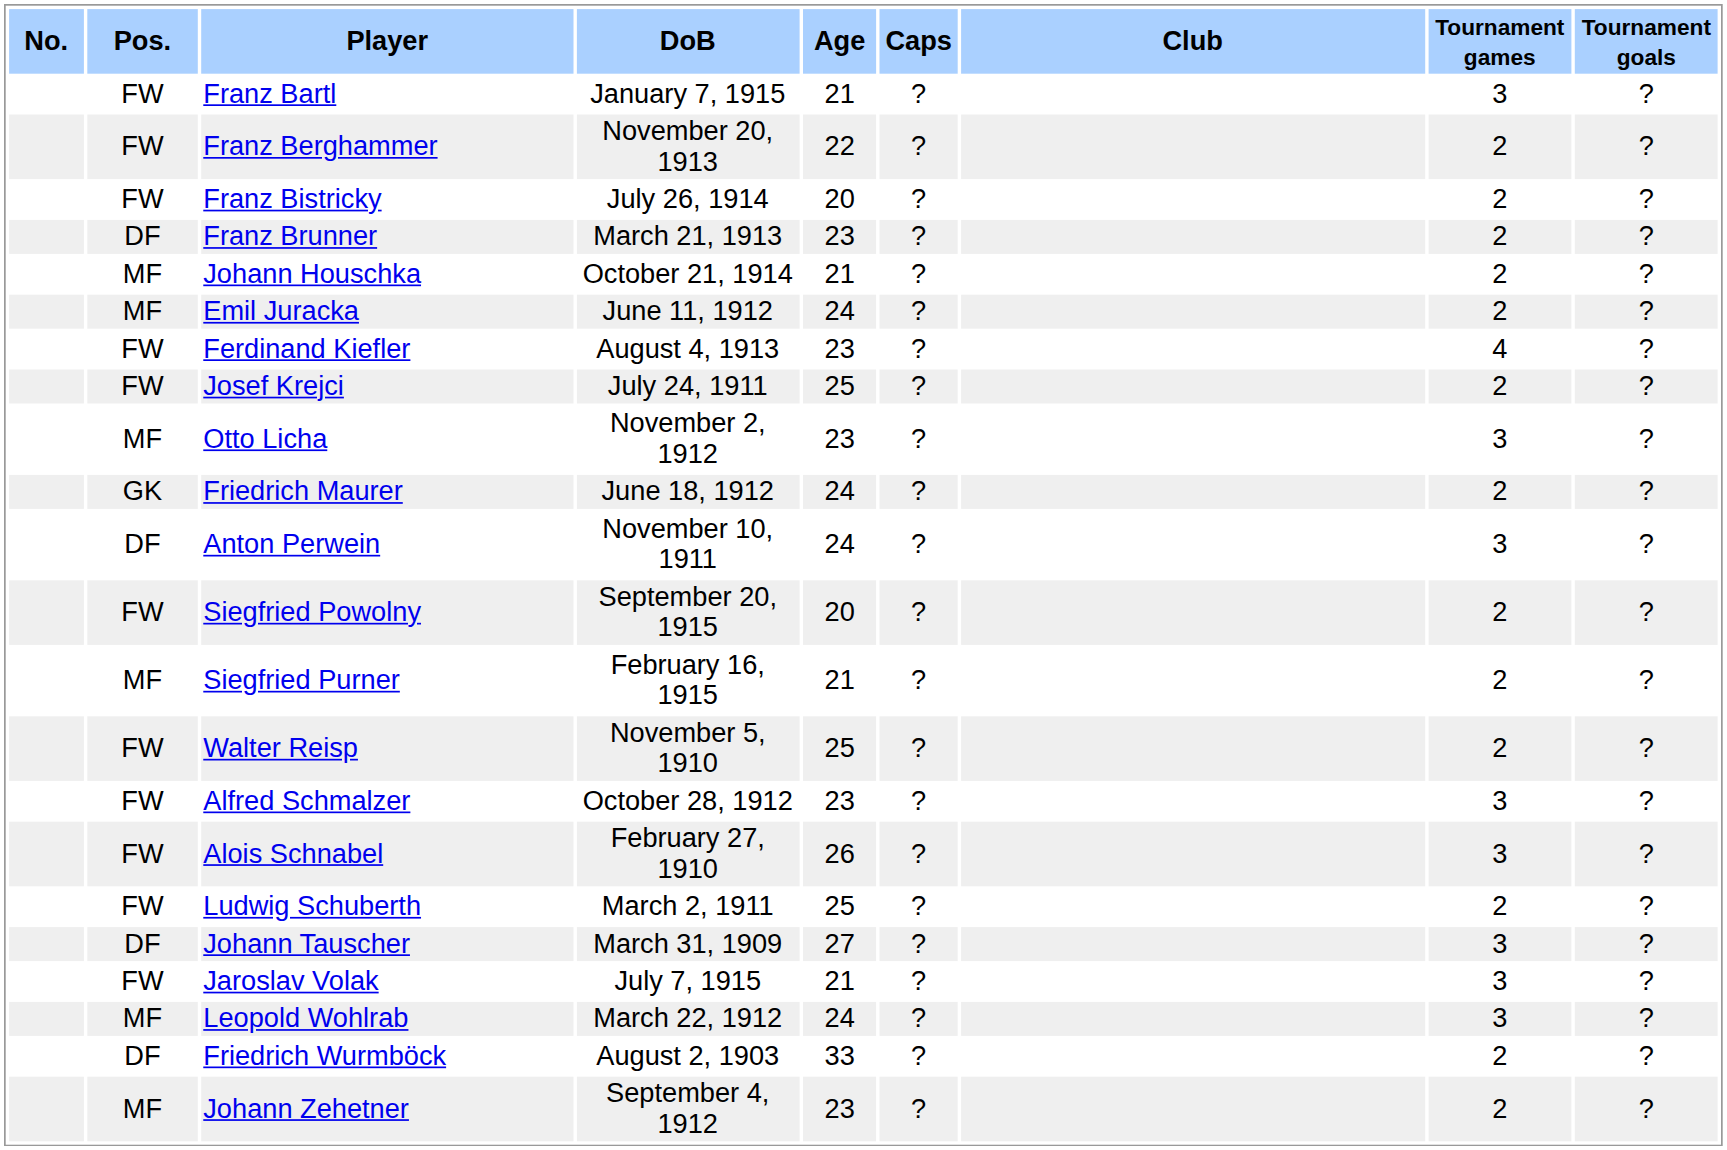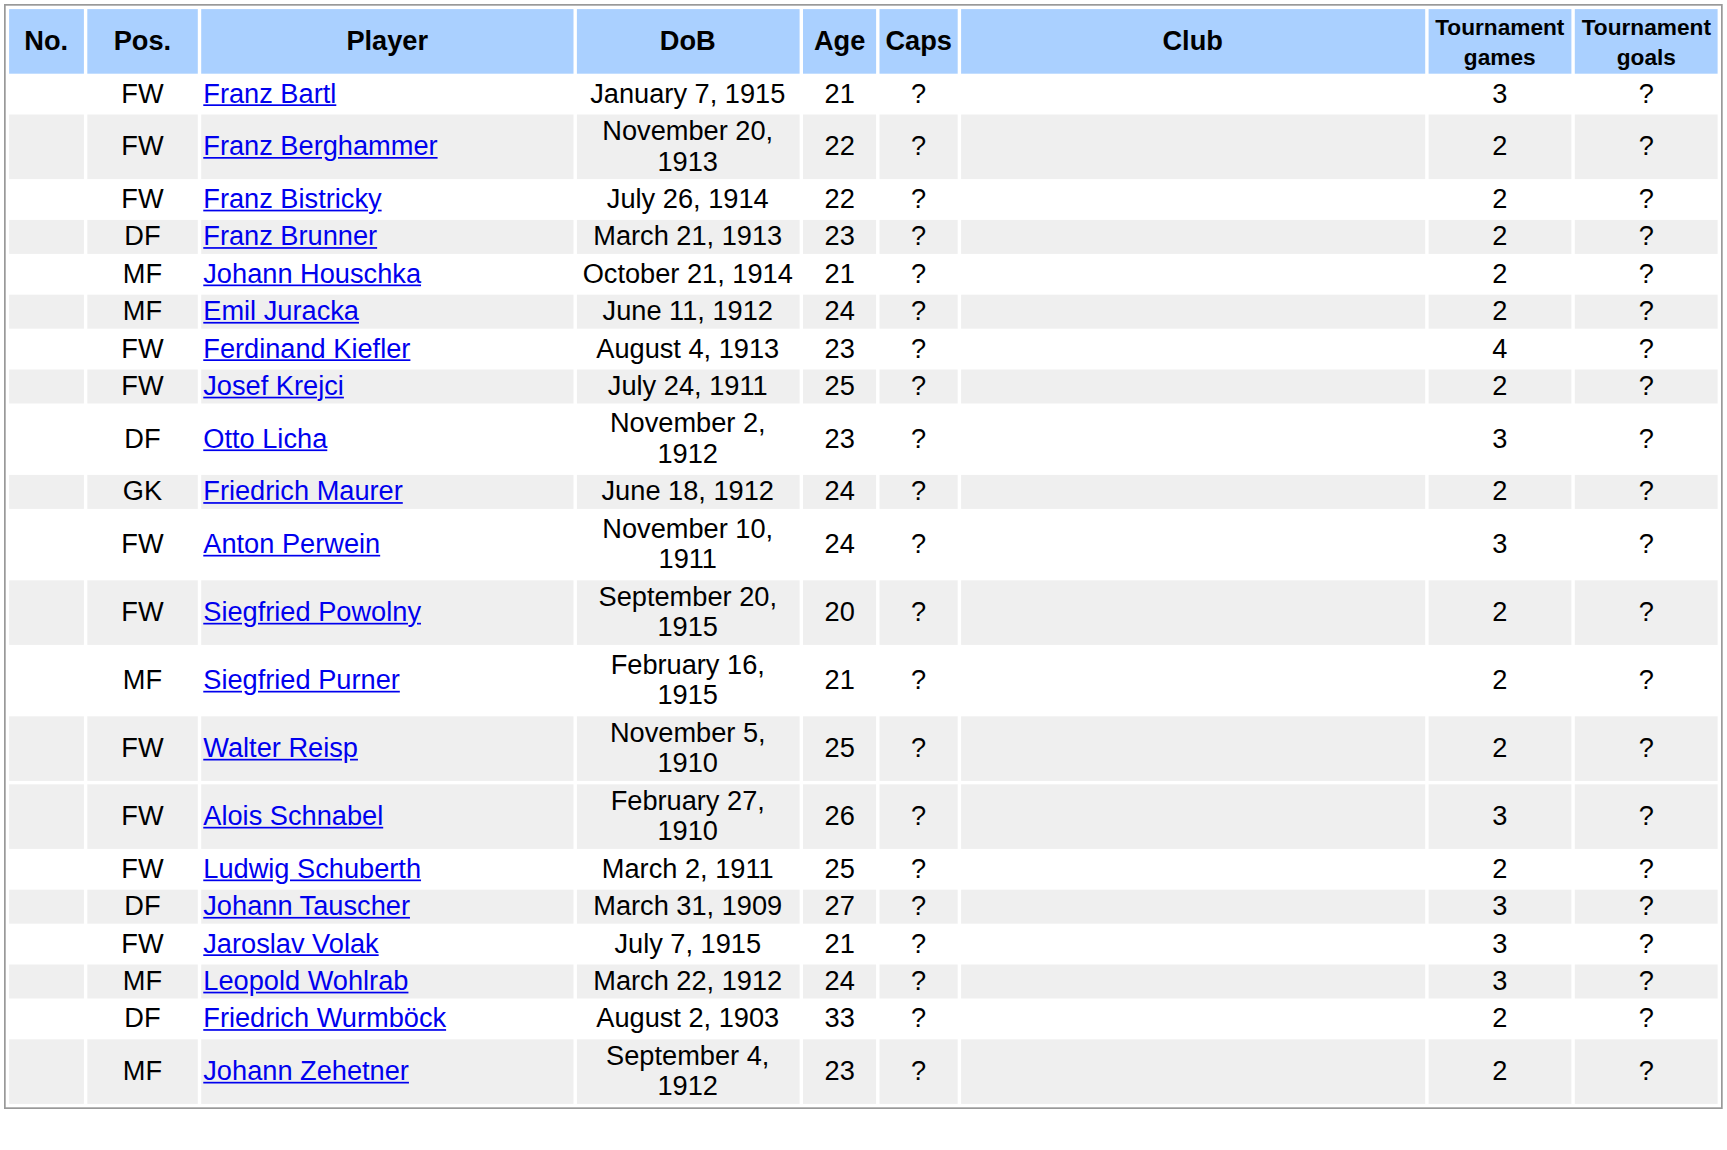(840, 199) 20 -> (840, 199) 22
(142, 438) MF -> (142, 438) DF
(142, 544) DF -> (142, 544) FW
- row: (307, 800)
